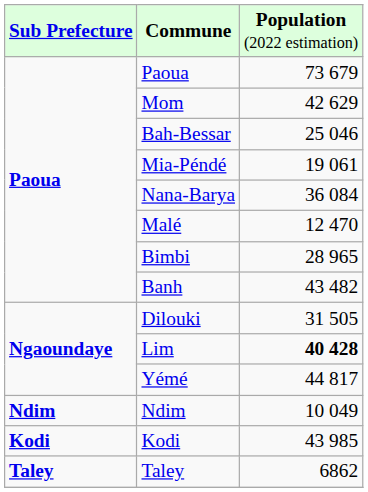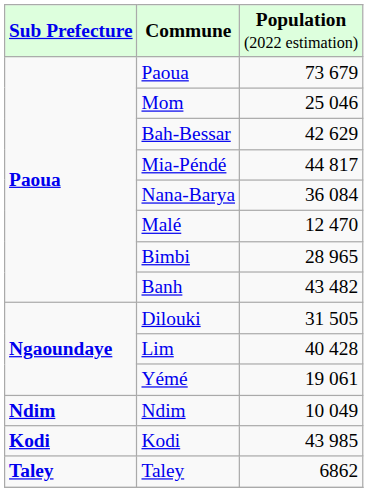(332, 103) 42 629 -> (332, 103) 25 046
(332, 133) 25 046 -> (332, 133) 42 629
(332, 164) 19 061 -> (332, 164) 44 817
(332, 348) bold -> (332, 348) normal
(332, 379) 44 817 -> (332, 379) 19 061
